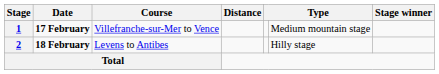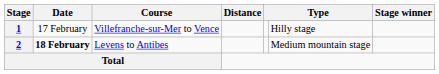(62, 28) bold -> (62, 28) normal
(320, 28) Medium mountain stage -> (293, 28) Hilly stage
(293, 45) Hilly stage -> (320, 45) Medium mountain stage
